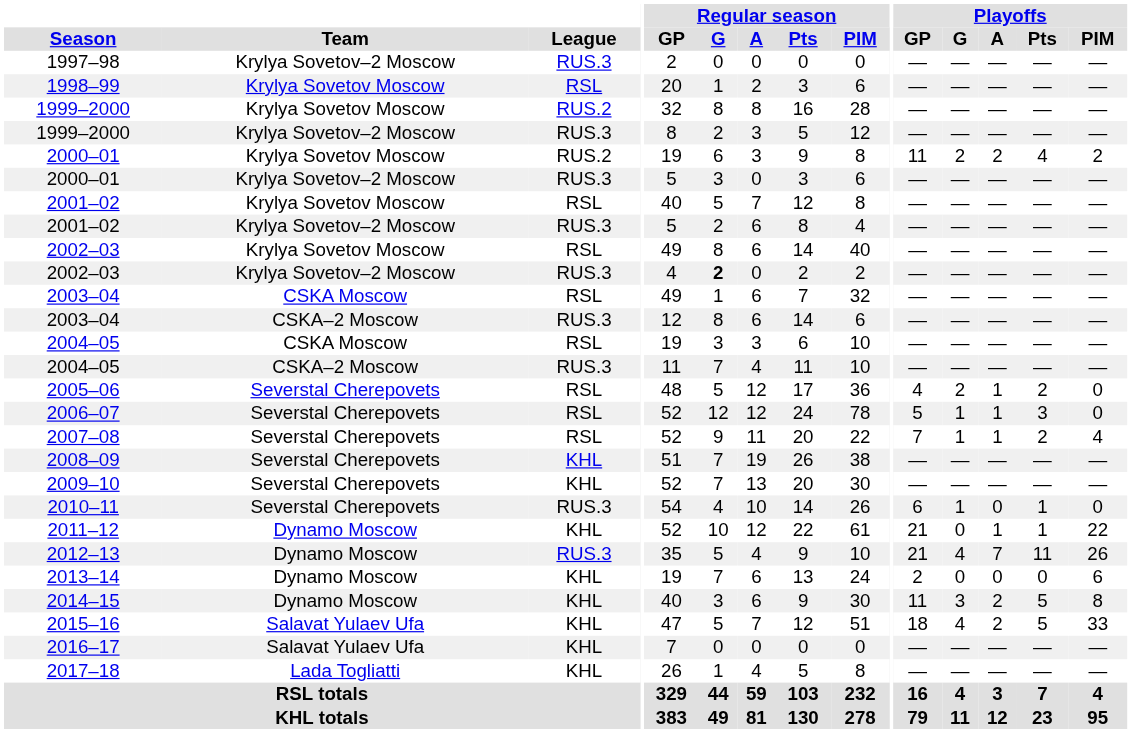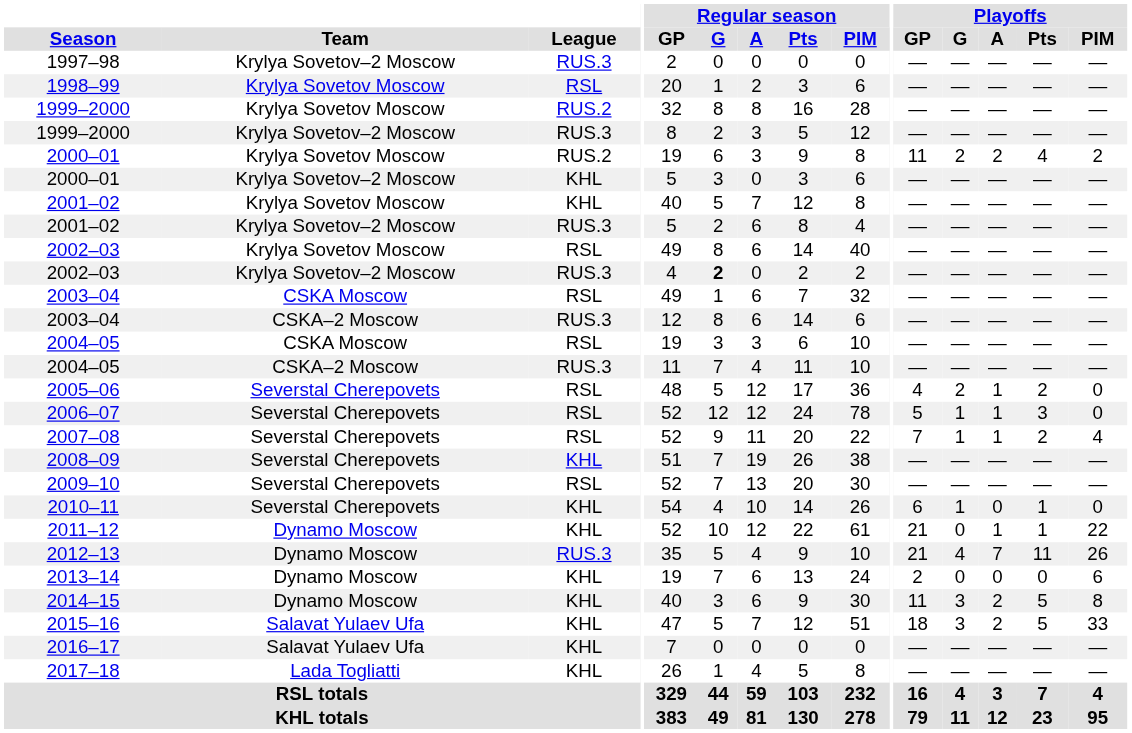(584, 179) RUS.3 -> (584, 179) KHL
(584, 202) RSL -> (584, 202) KHL
(584, 483) KHL -> (584, 483) RSL
(584, 507) RUS.3 -> (584, 507) KHL
(960, 624) 4 -> (960, 624) 3
